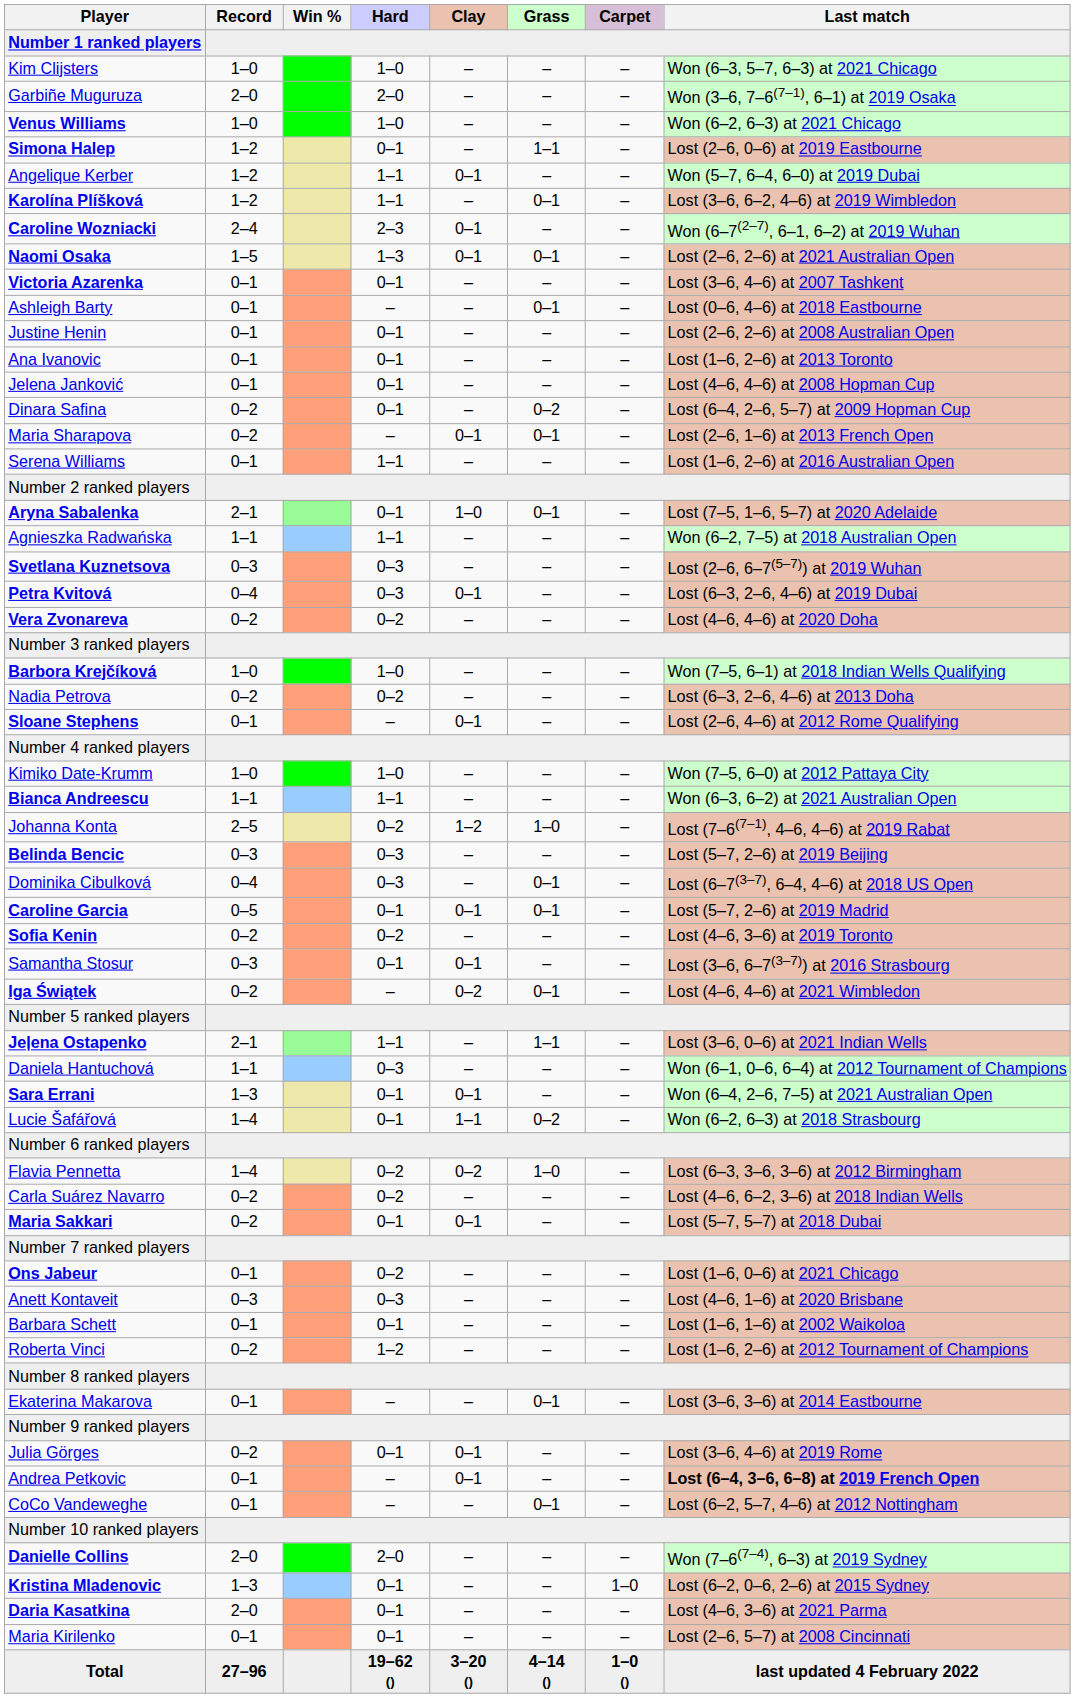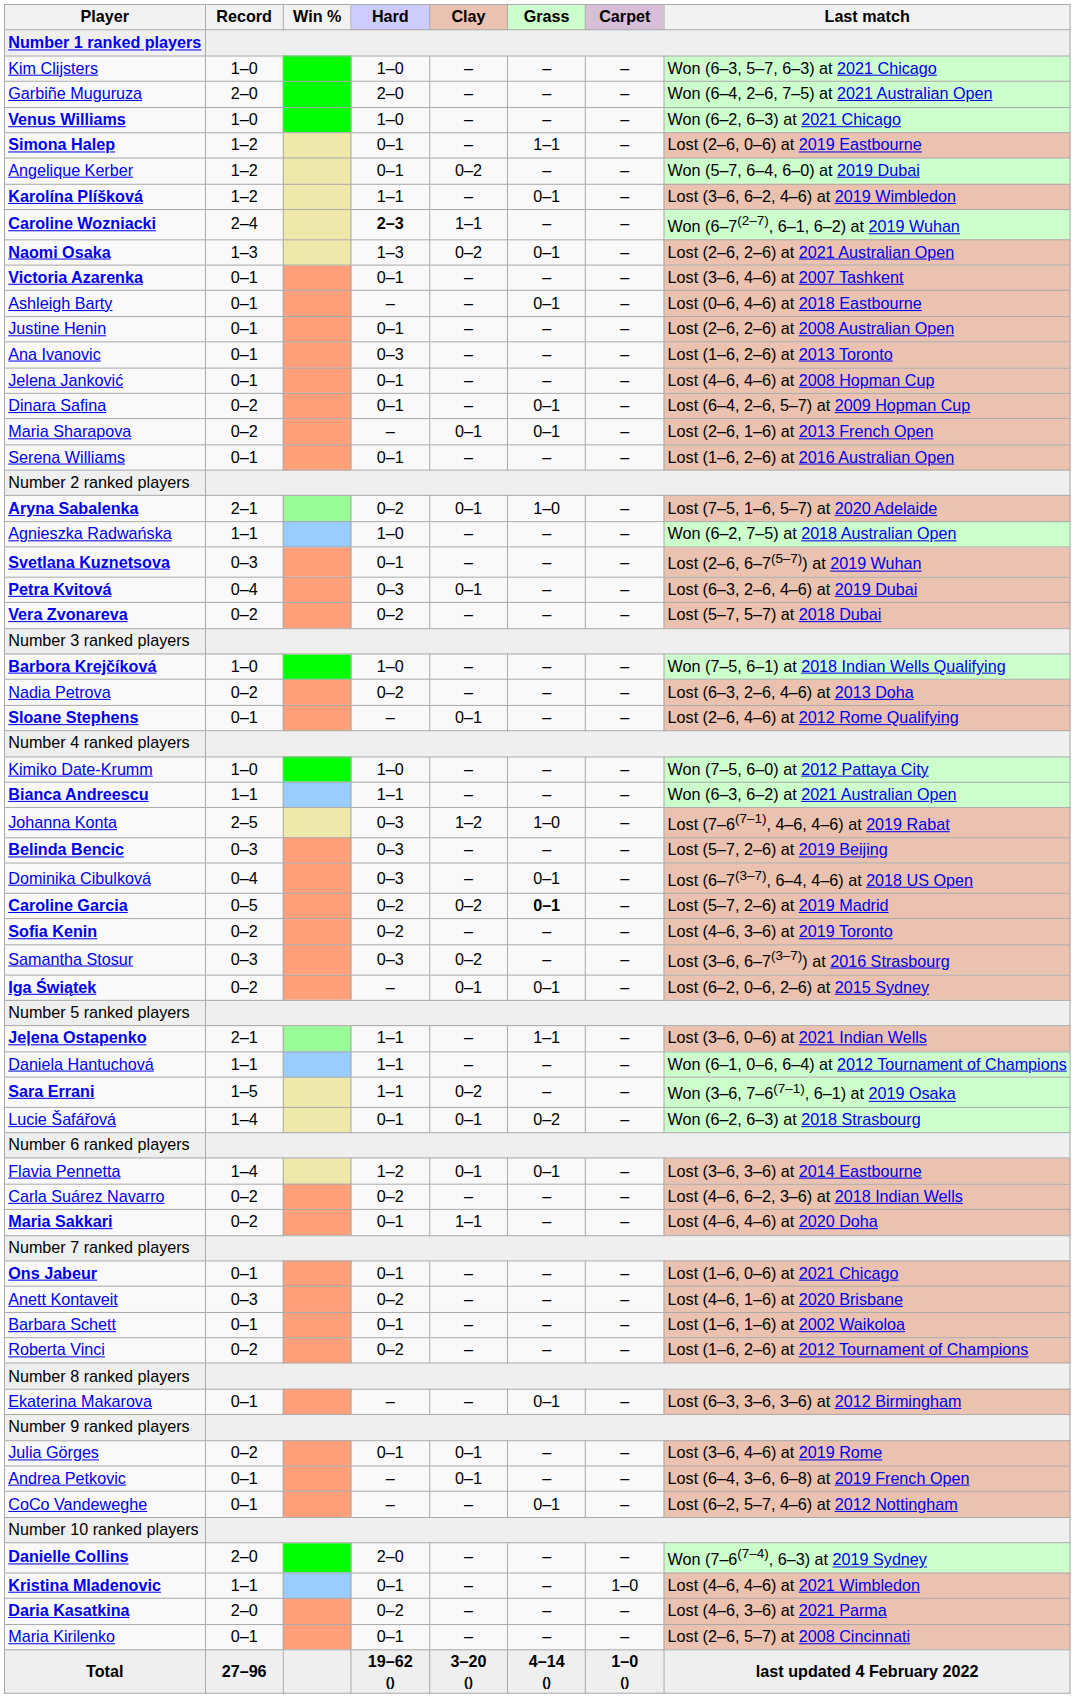(812, 96) Won (3–6, 7–6(7–1), 6–1) at 2019 Osaka -> (830, 94) Won (6–4, 2–6, 7–5) at 2021 Australian Open
(390, 175) 1–1 -> (390, 171) 0–1
(468, 175) 0–1 -> (468, 171) 0–2
(390, 228) normal -> (390, 224) bold
(468, 228) 0–1 -> (468, 224) 1–1
(244, 256) 1–5 -> (244, 252) 1–3
(468, 256) 0–1 -> (468, 252) 0–2
(390, 359) 0–1 -> (390, 354) 0–3
(547, 410) 0–2 -> (547, 406) 0–1
(390, 461) 1–1 -> (390, 457) 0–1
(390, 513) 0–1 -> (390, 508) 0–2
(468, 513) 1–0 -> (468, 508) 0–1
(547, 513) 0–1 -> (547, 508) 1–0
(390, 538) 1–1 -> (390, 534) 1–0
(390, 566) 0–3 -> (390, 562) 0–1
(773, 619) Lost (4–6, 4–6) at 2020 Doha -> (774, 615) Lost (5–7, 5–7) at 2018 Dubai
(390, 827) 0–2 -> (390, 822) 0–3
(390, 910) 0–1 -> (390, 906) 0–2
(468, 910) 0–1 -> (468, 906) 0–2
(547, 910) normal -> (547, 906) bold
(390, 963) 0–1 -> (390, 959) 0–3
(468, 963) 0–1 -> (468, 959) 0–2
(468, 991) 0–2 -> (468, 987) 0–1
(794, 991) Lost (4–6, 4–6) at 2021 Wimbledon -> (798, 987) Lost (6–2, 0–6, 2–6) at 2015 Sydney
(390, 1068) 0–3 -> (390, 1064) 1–1
(244, 1094) 1–3 -> (244, 1092) 1–5
(390, 1094) 0–1 -> (390, 1092) 1–1
(468, 1094) 0–1 -> (468, 1092) 0–2
(830, 1094) Won (6–4, 2–6, 7–5) at 2021 Australian Open -> (812, 1092) Won (3–6, 7–6(7–1), 6–1) at 2019 Osaka
(468, 1119) 1–1 -> (468, 1119) 0–1
(390, 1171) 0–2 -> (390, 1171) 1–2
(468, 1171) 0–2 -> (468, 1171) 0–1
(547, 1171) 1–0 -> (547, 1171) 0–1
(814, 1171) Lost (6–3, 3–6, 3–6) at 2012 Birmingham -> (795, 1171) Lost (3–6, 3–6) at 2014 Eastbourne
(468, 1222) 0–1 -> (468, 1222) 1–1
(774, 1222) Lost (5–7, 5–7) at 2018 Dubai -> (773, 1222) Lost (4–6, 4–6) at 2020 Doha
(390, 1273) 0–2 -> (390, 1273) 0–1
(390, 1299) 0–3 -> (390, 1299) 0–2
(390, 1350) 1–2 -> (390, 1350) 0–2
(795, 1401) Lost (3–6, 3–6) at 2014 Eastbourne -> (814, 1401) Lost (6–3, 3–6, 3–6) at 2012 Birmingham
(823, 1478) bold -> (819, 1478) normal
(244, 1585) 1–3 -> (244, 1585) 1–1
(798, 1585) Lost (6–2, 0–6, 2–6) at 2015 Sydney -> (794, 1585) Lost (4–6, 4–6) at 2021 Wimbledon
(390, 1611) 0–1 -> (390, 1611) 0–2
